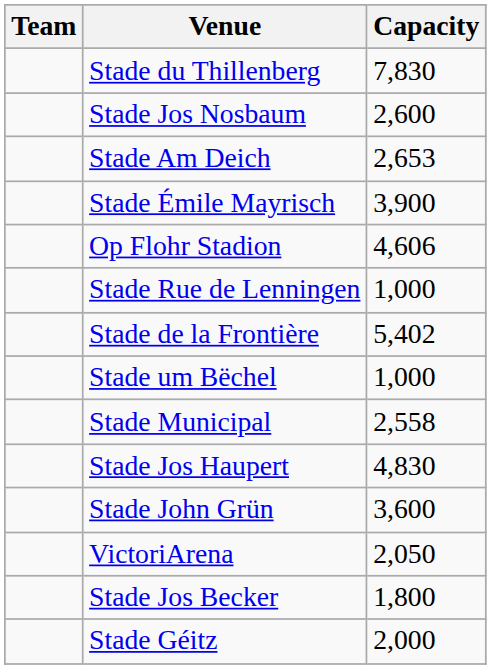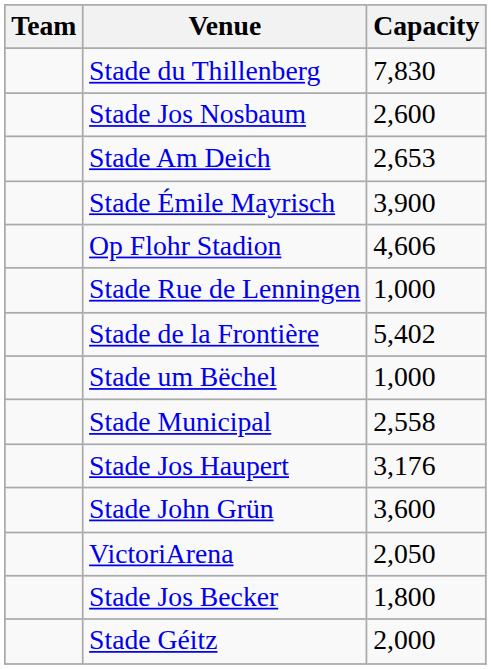(404, 465) 4,830 -> (404, 465) 3,176
